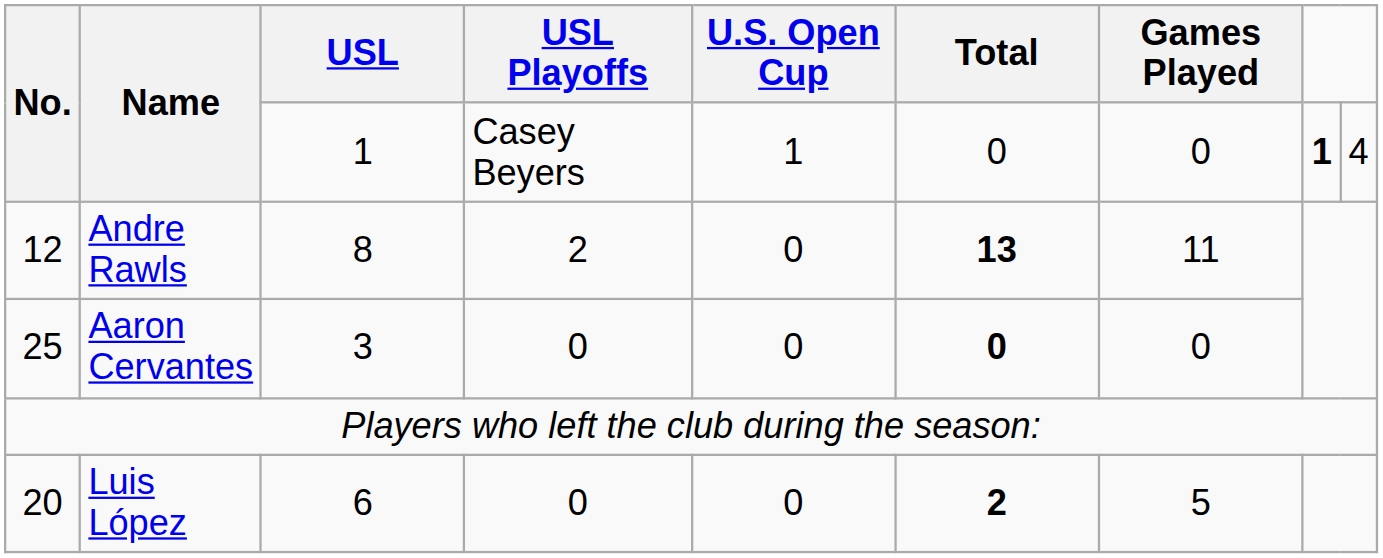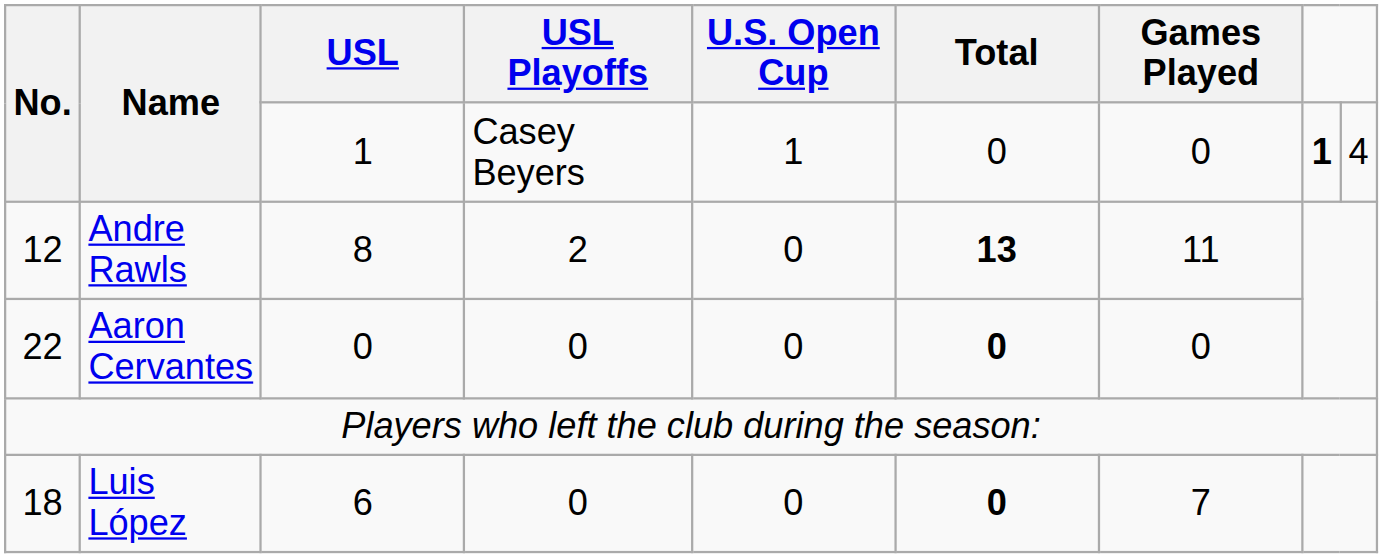(43, 347) 25 -> (43, 347) 22
(363, 347) 3 -> (363, 347) 0
(43, 502) 20 -> (43, 502) 18
(997, 502) 2 -> (997, 502) 0
(1201, 502) 5 -> (1201, 502) 7
